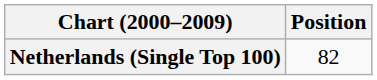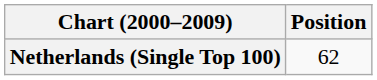(329, 56) 82 -> (329, 56) 62
